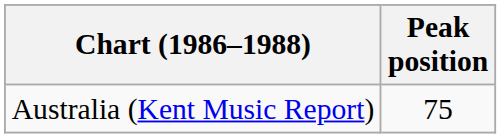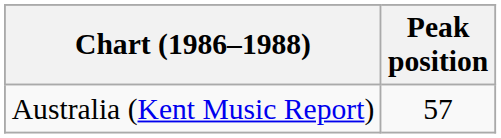(438, 108) 75 -> (438, 108) 57
